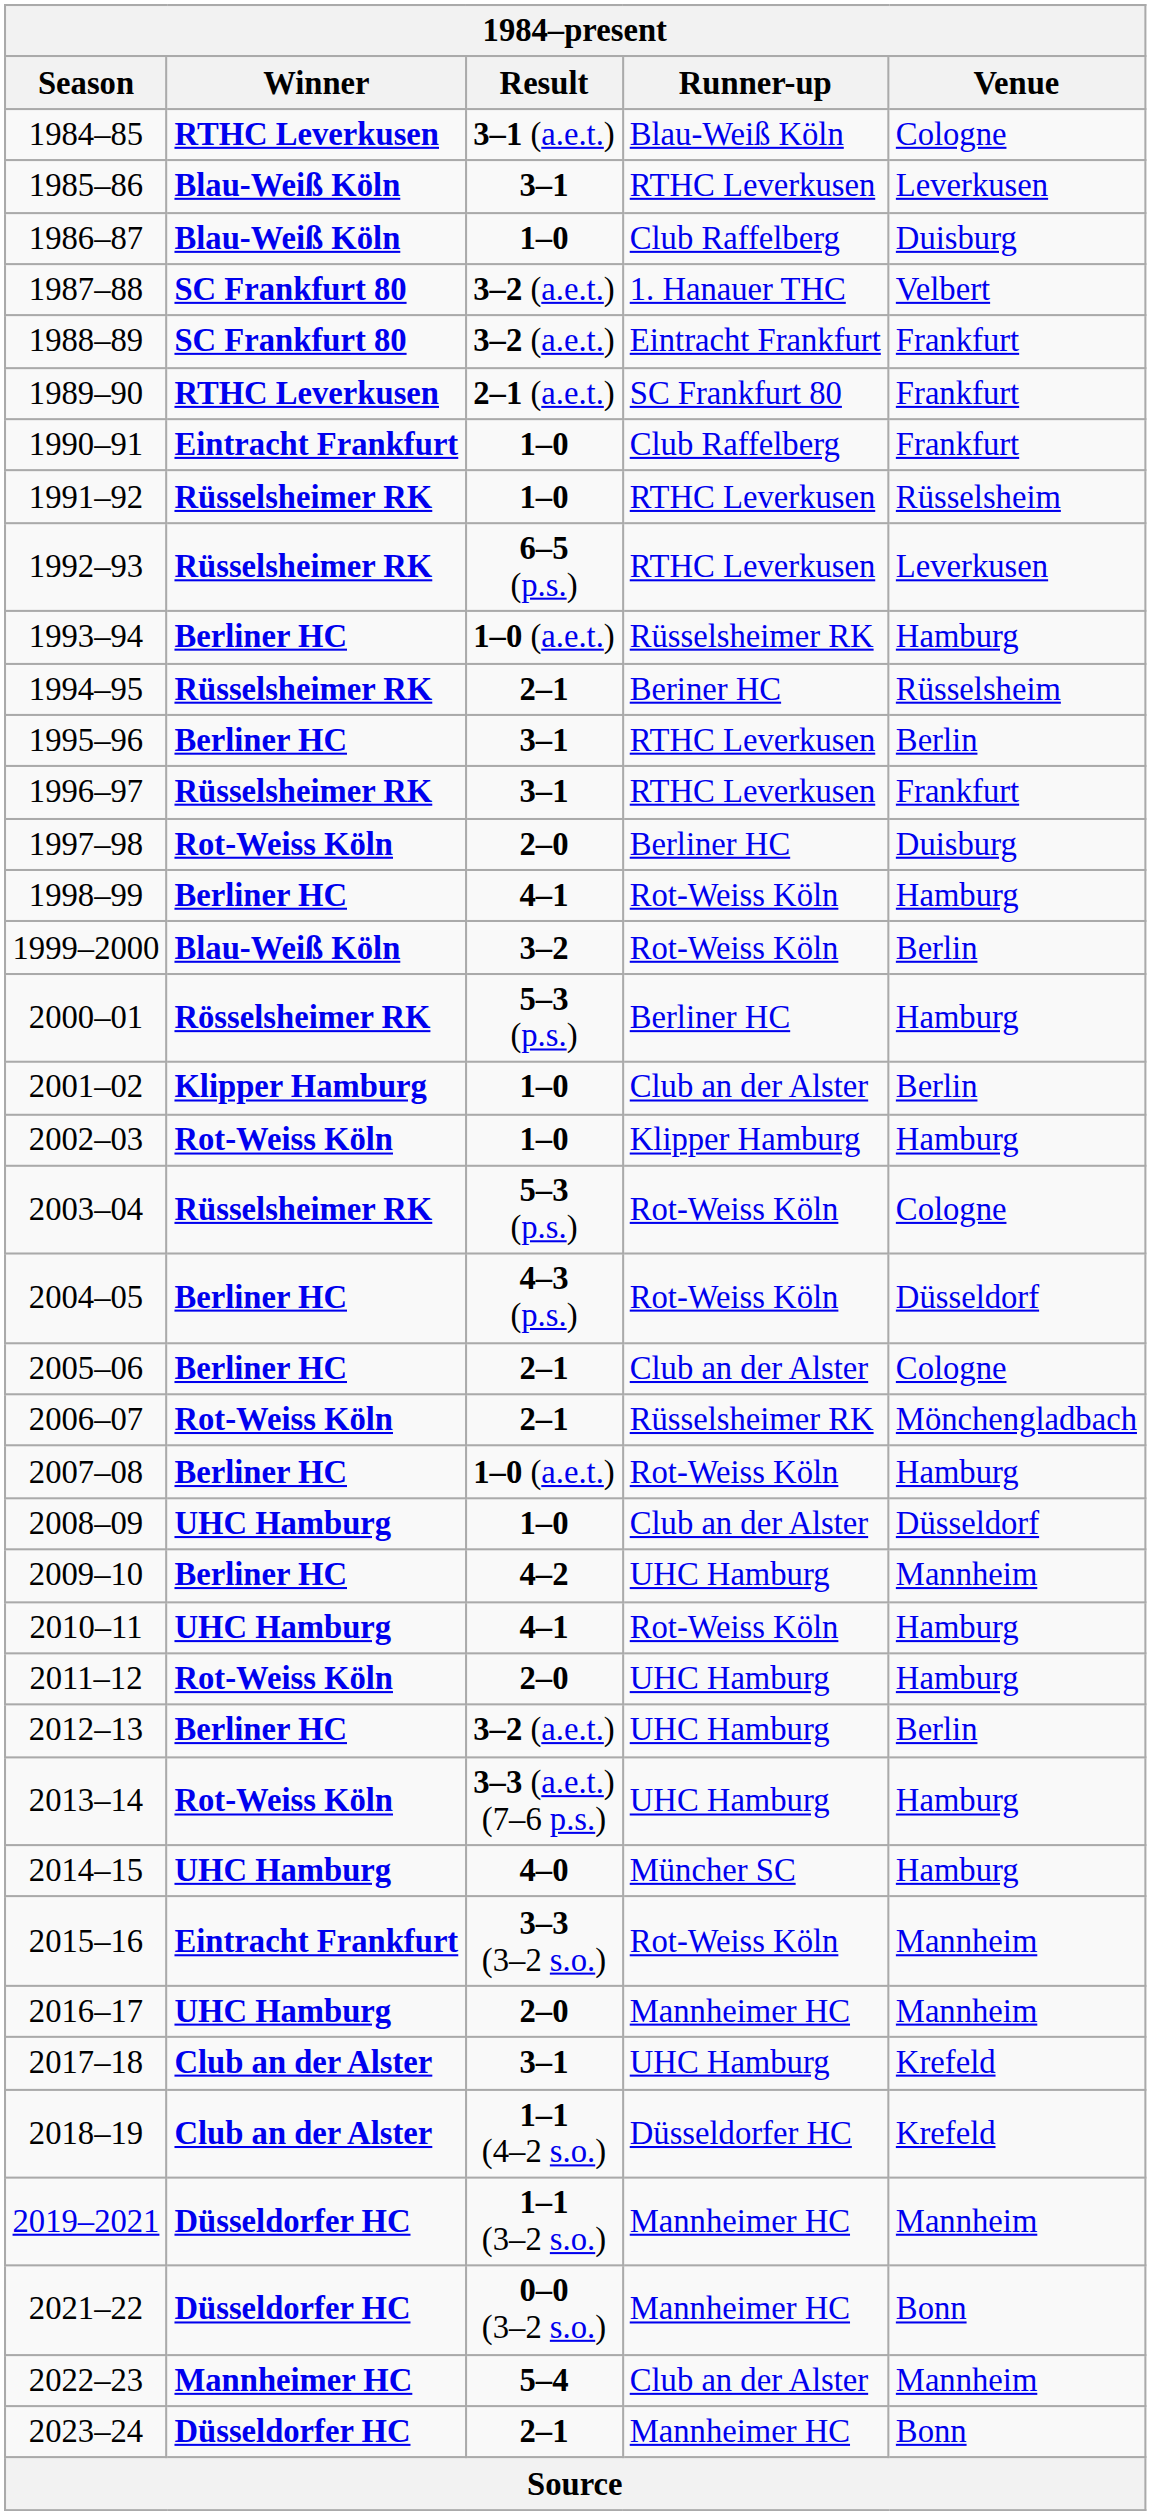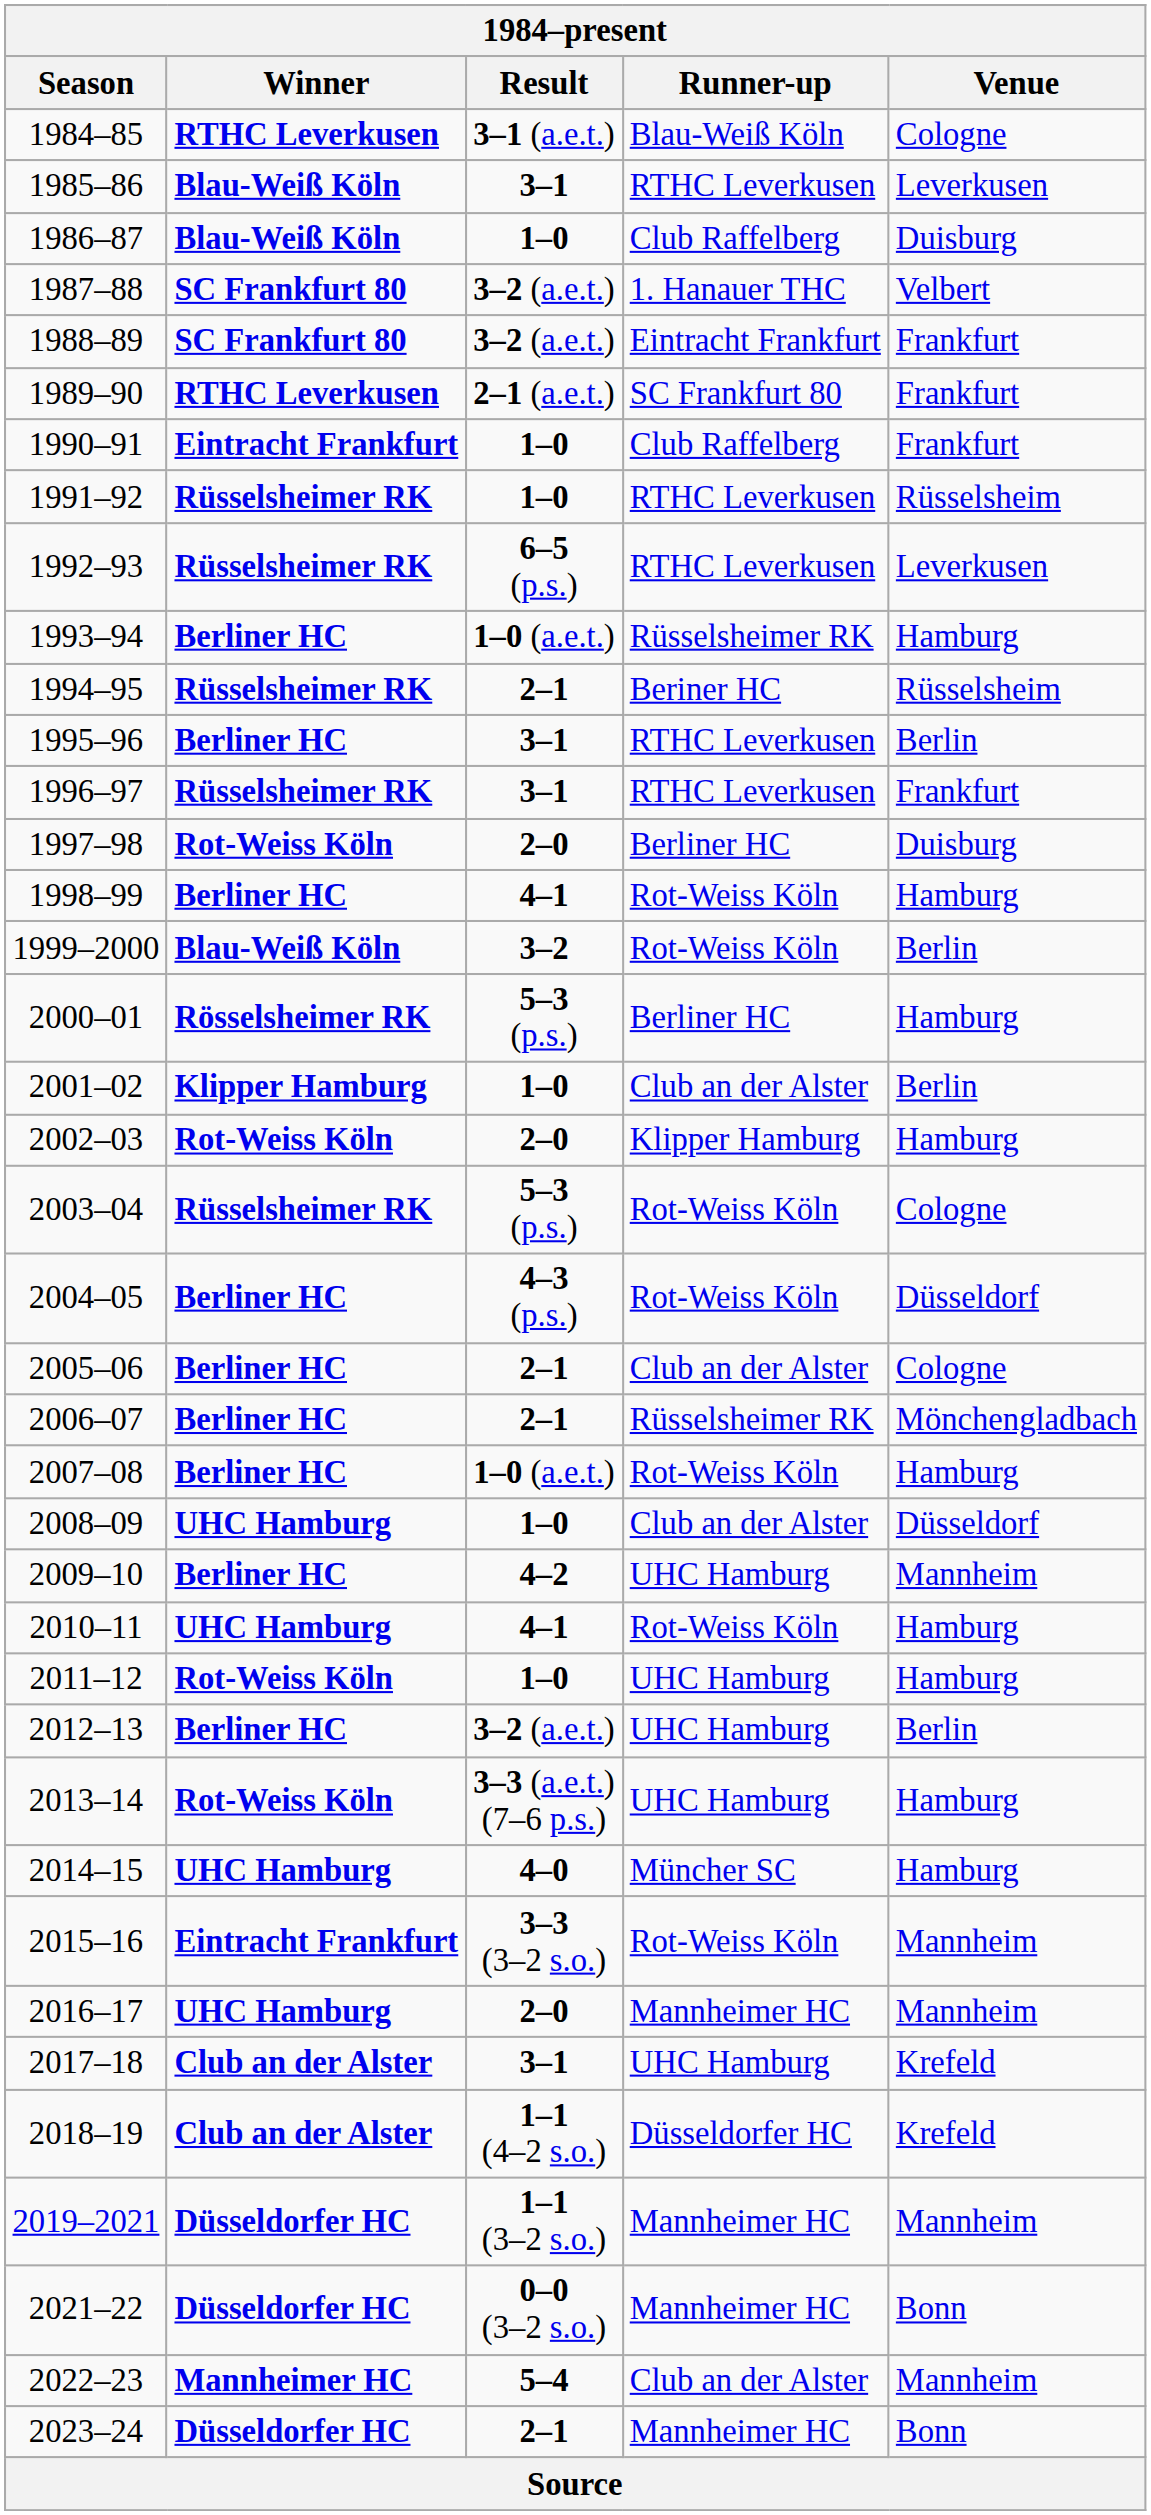(544, 1139) 1–0 -> (544, 1139) 2–0
(284, 1419) Rot-Weiss Köln -> (261, 1419) Berliner HC
(544, 1678) 2–0 -> (544, 1678) 1–0
